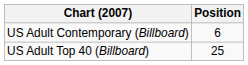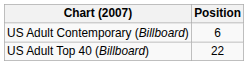(218, 51) 25 -> (218, 51) 22
